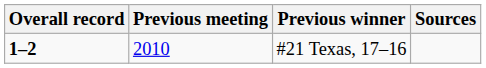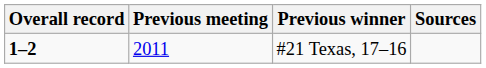(151, 48) 2010 -> (151, 48) 2011
